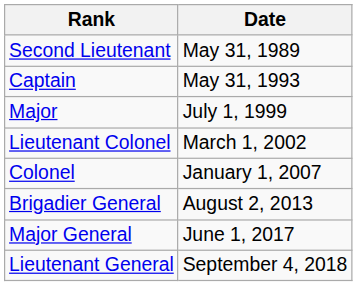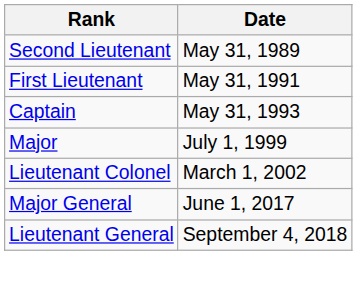+ row: (76, 81)
- row: (42, 173)
- row: (85, 204)
